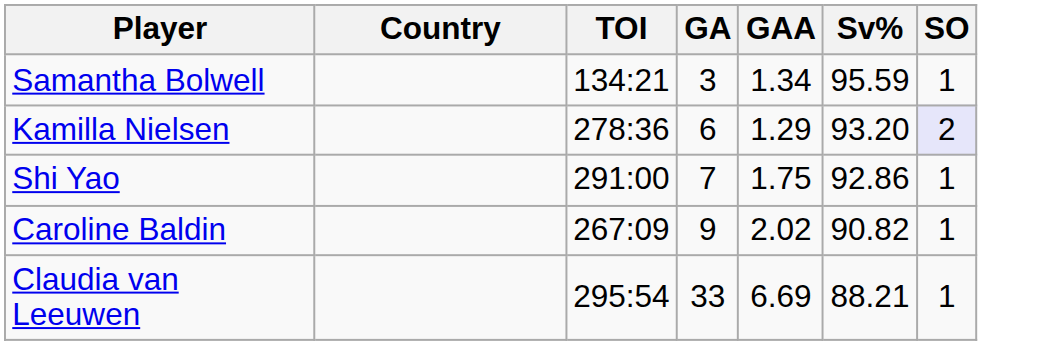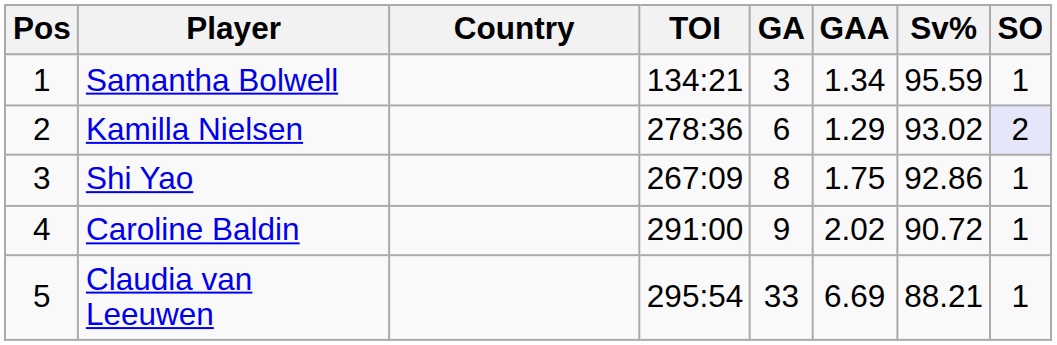+ column: (42, 29)
(870, 129) 93.20 -> (944, 129) 93.02
(621, 179) 291:00 -> (695, 179) 267:09
(708, 179) 7 -> (781, 179) 8
(621, 229) 267:09 -> (695, 229) 291:00
(870, 229) 90.82 -> (944, 229) 90.72
